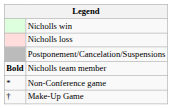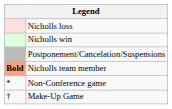rows swapped: (50, 26) <-> (50, 40)
(15, 69) no background -> (15, 69) lightsalmon background
